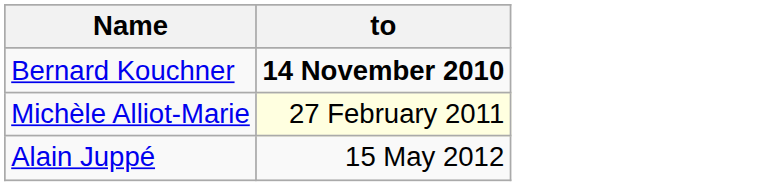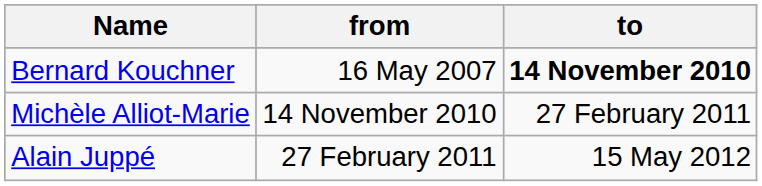+ column: (380, 26)
(397, 113) lightyellow background -> (643, 113) no background
